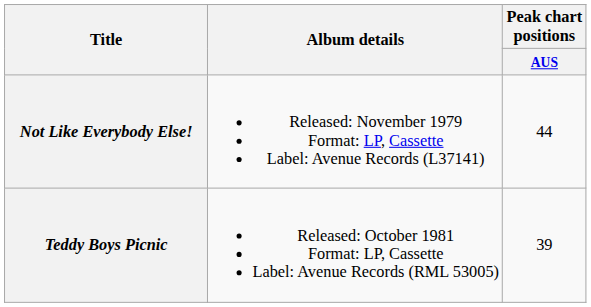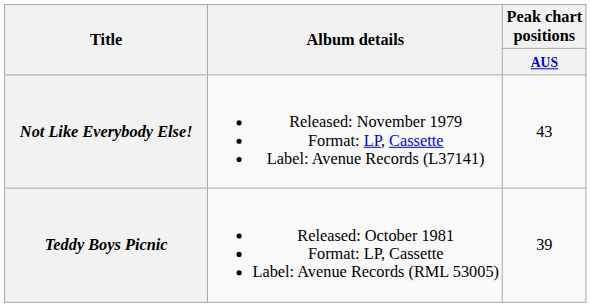(544, 131) 44 -> (544, 131) 43
